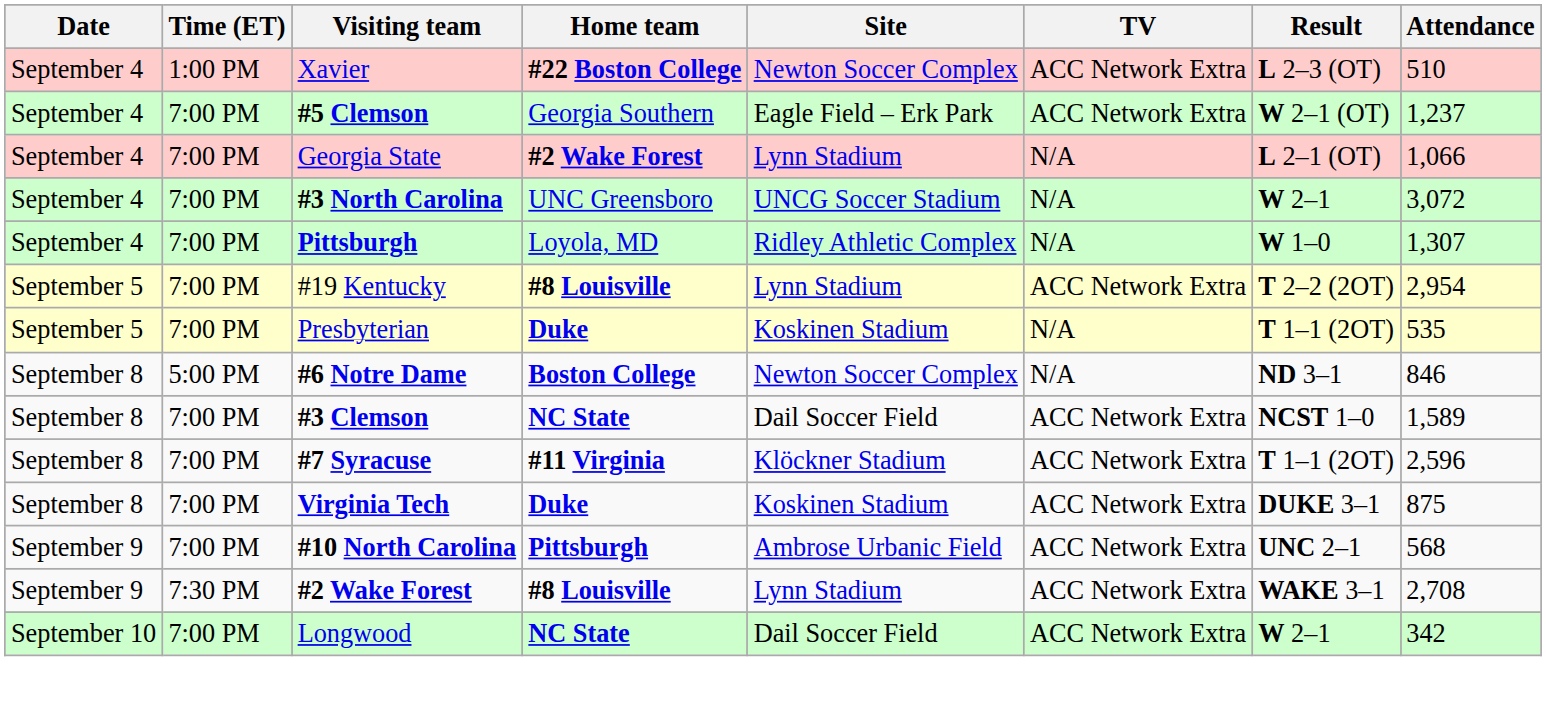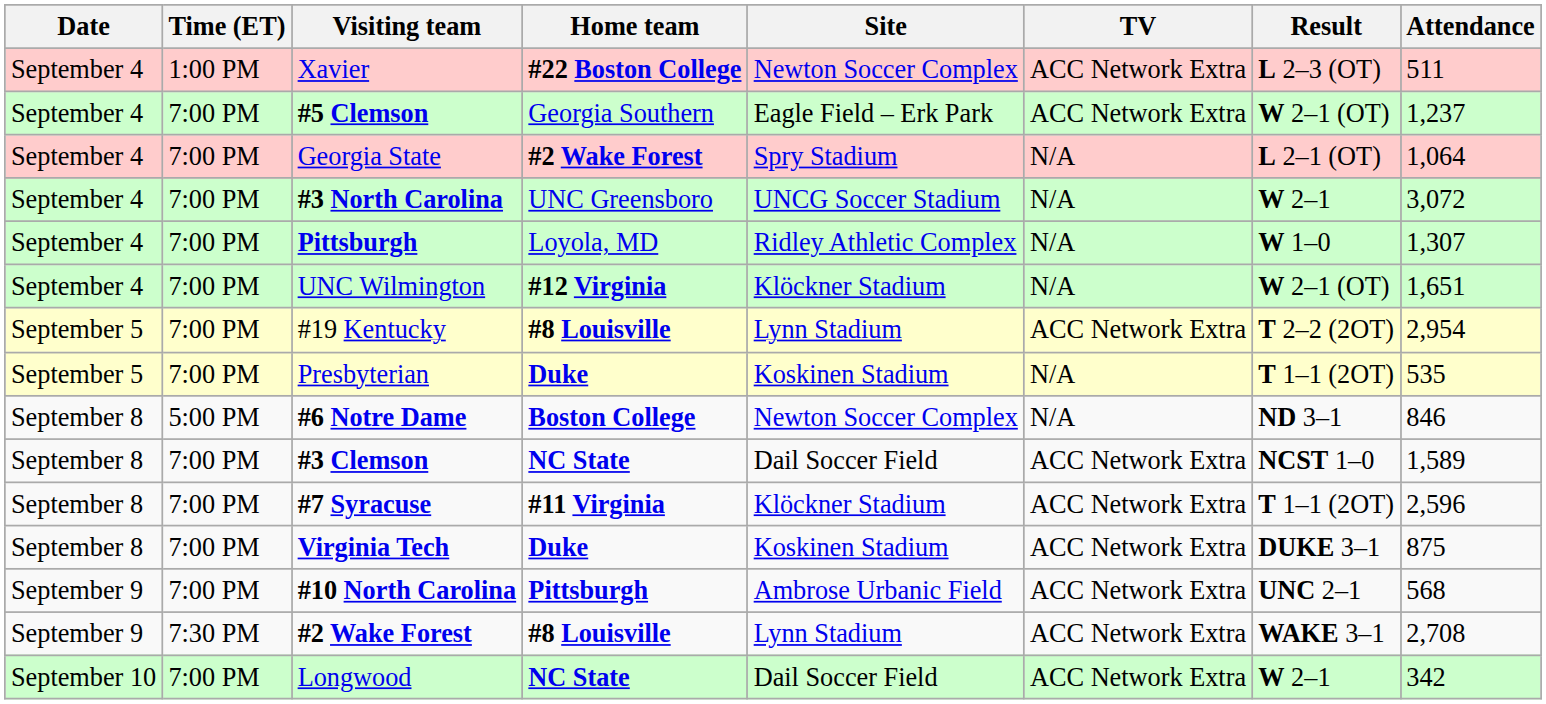(1426, 69) 510 -> (1425, 69) 511
(828, 156) Lynn Stadium -> (826, 156) Spry Stadium
(1436, 156) 1,066 -> (1436, 156) 1,064
+ row: (391, 286)
